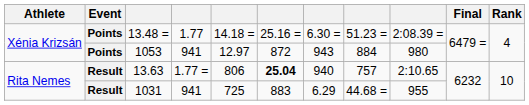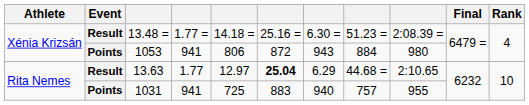(105, 33) Points -> (105, 33) Result
(191, 33) 1.77 -> (191, 33) 1.77 =
(234, 53) 12.97 -> (234, 53) 806
(191, 72) 1.77 = -> (191, 72) 1.77
(234, 72) 806 -> (234, 72) 12.97
(324, 72) 940 -> (324, 72) 6.29
(367, 72) 757 -> (367, 72) 44.68 =
(105, 91) Result -> (105, 91) Points
(324, 91) 6.29 -> (324, 91) 940
(367, 91) 44.68 = -> (367, 91) 757
